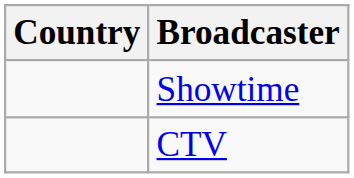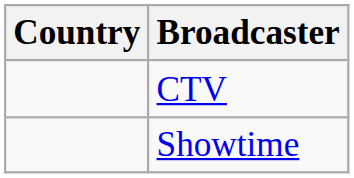rows swapped: (192, 144) <-> (228, 88)
